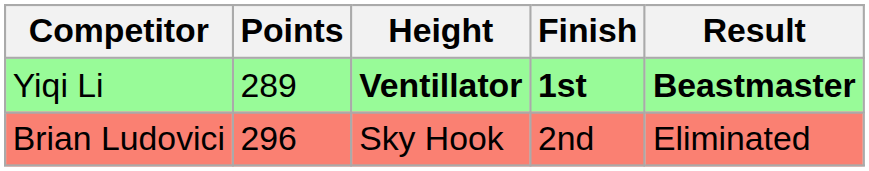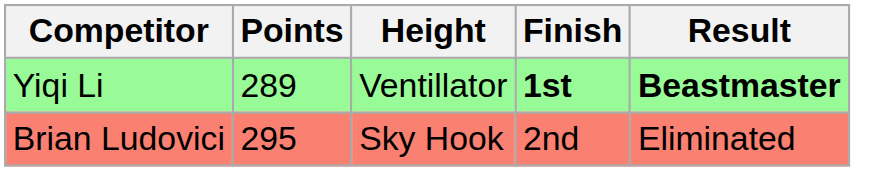(441, 84) bold -> (433, 84) normal
(269, 138) 296 -> (269, 138) 295
